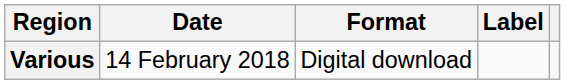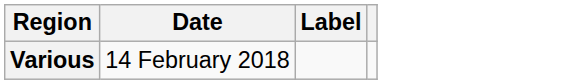- column: (386, 23)
